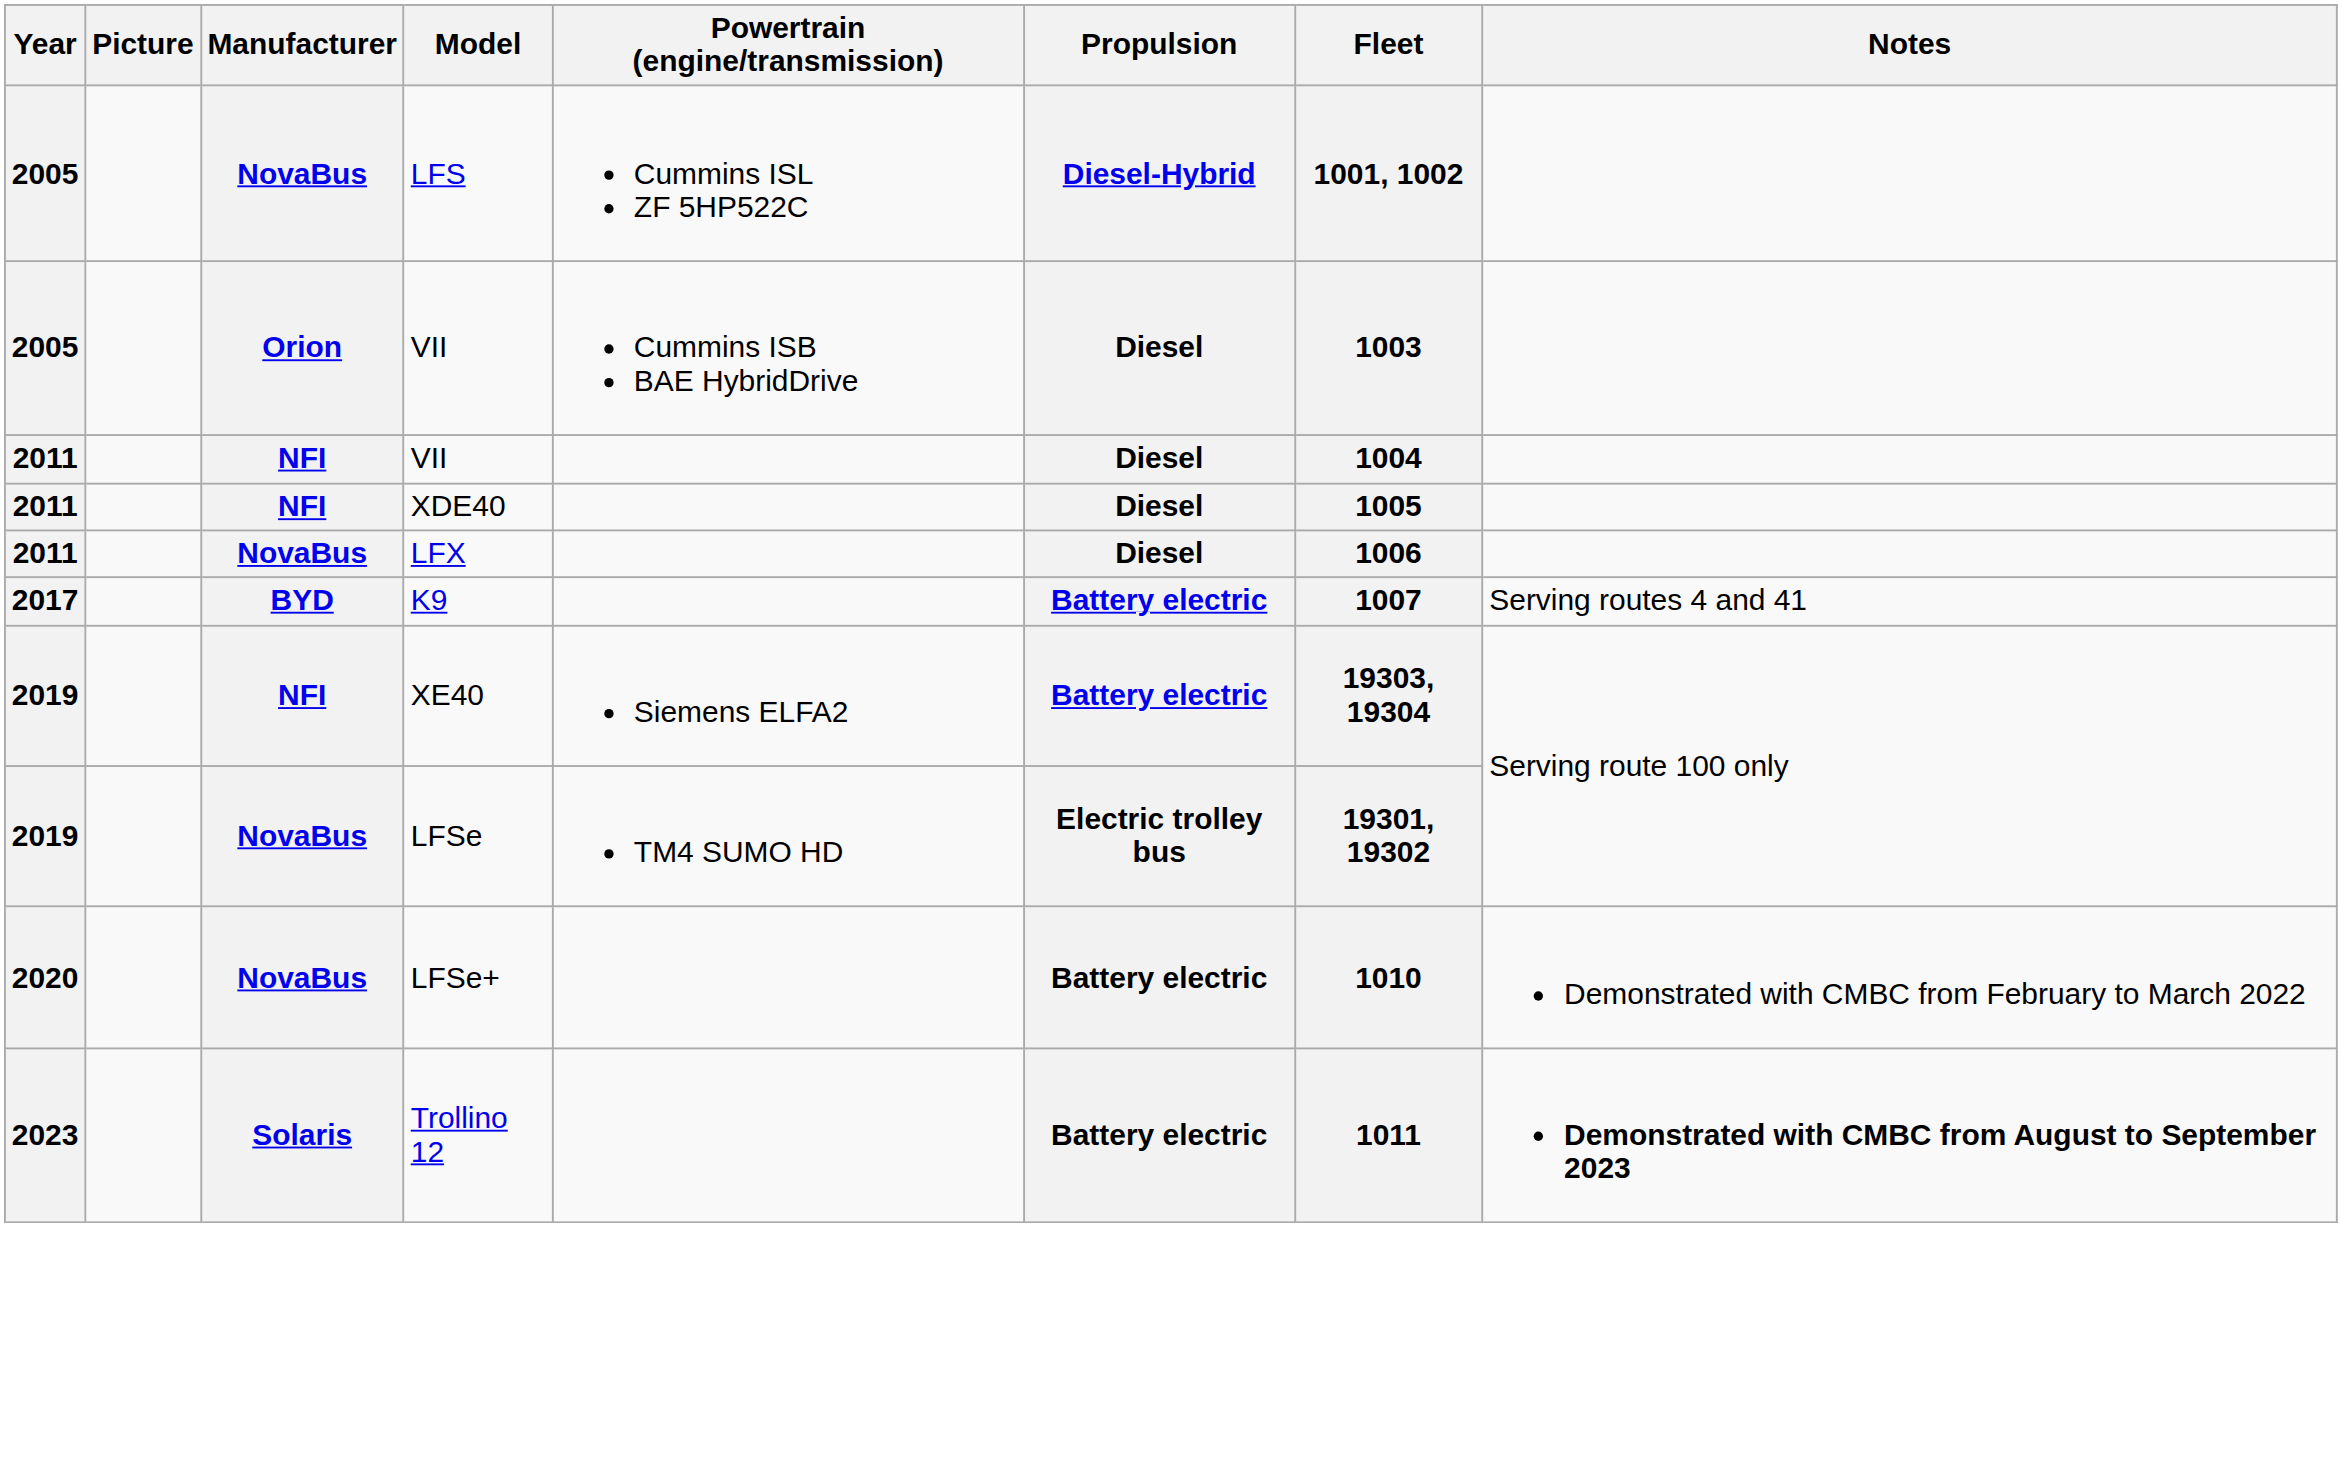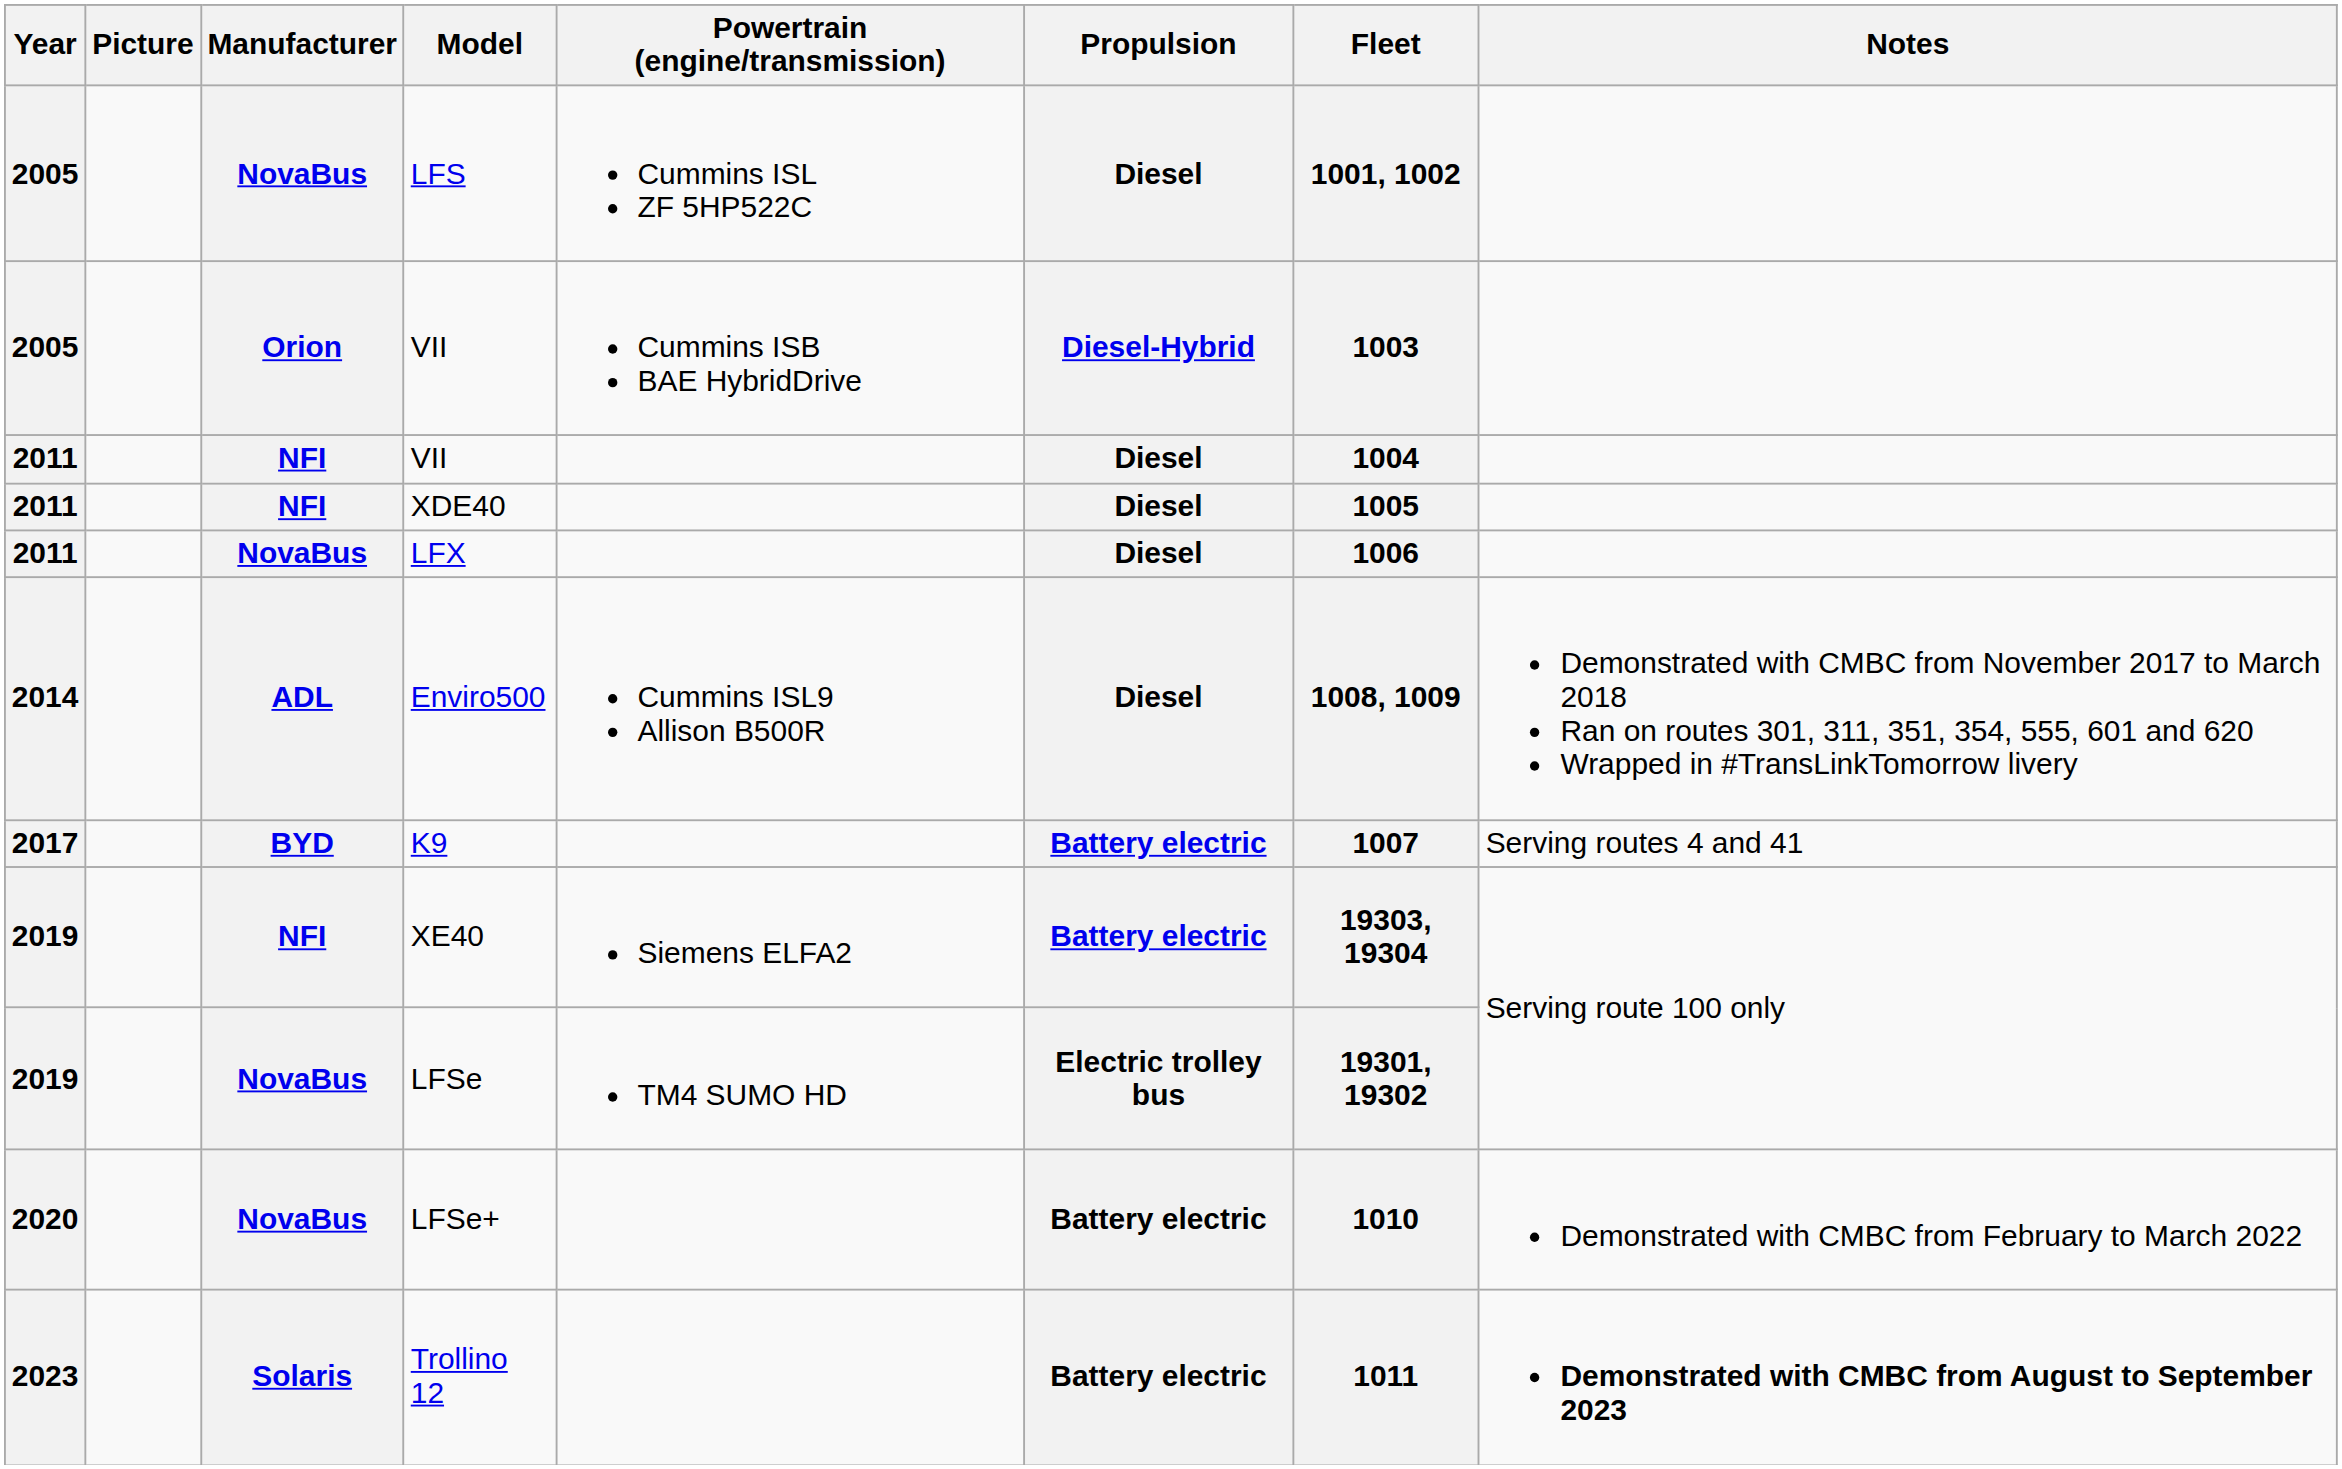(1159, 172) Diesel-Hybrid -> (1158, 172) Diesel
(1159, 347) Diesel -> (1158, 347) Diesel-Hybrid
+ row: (45, 698)
